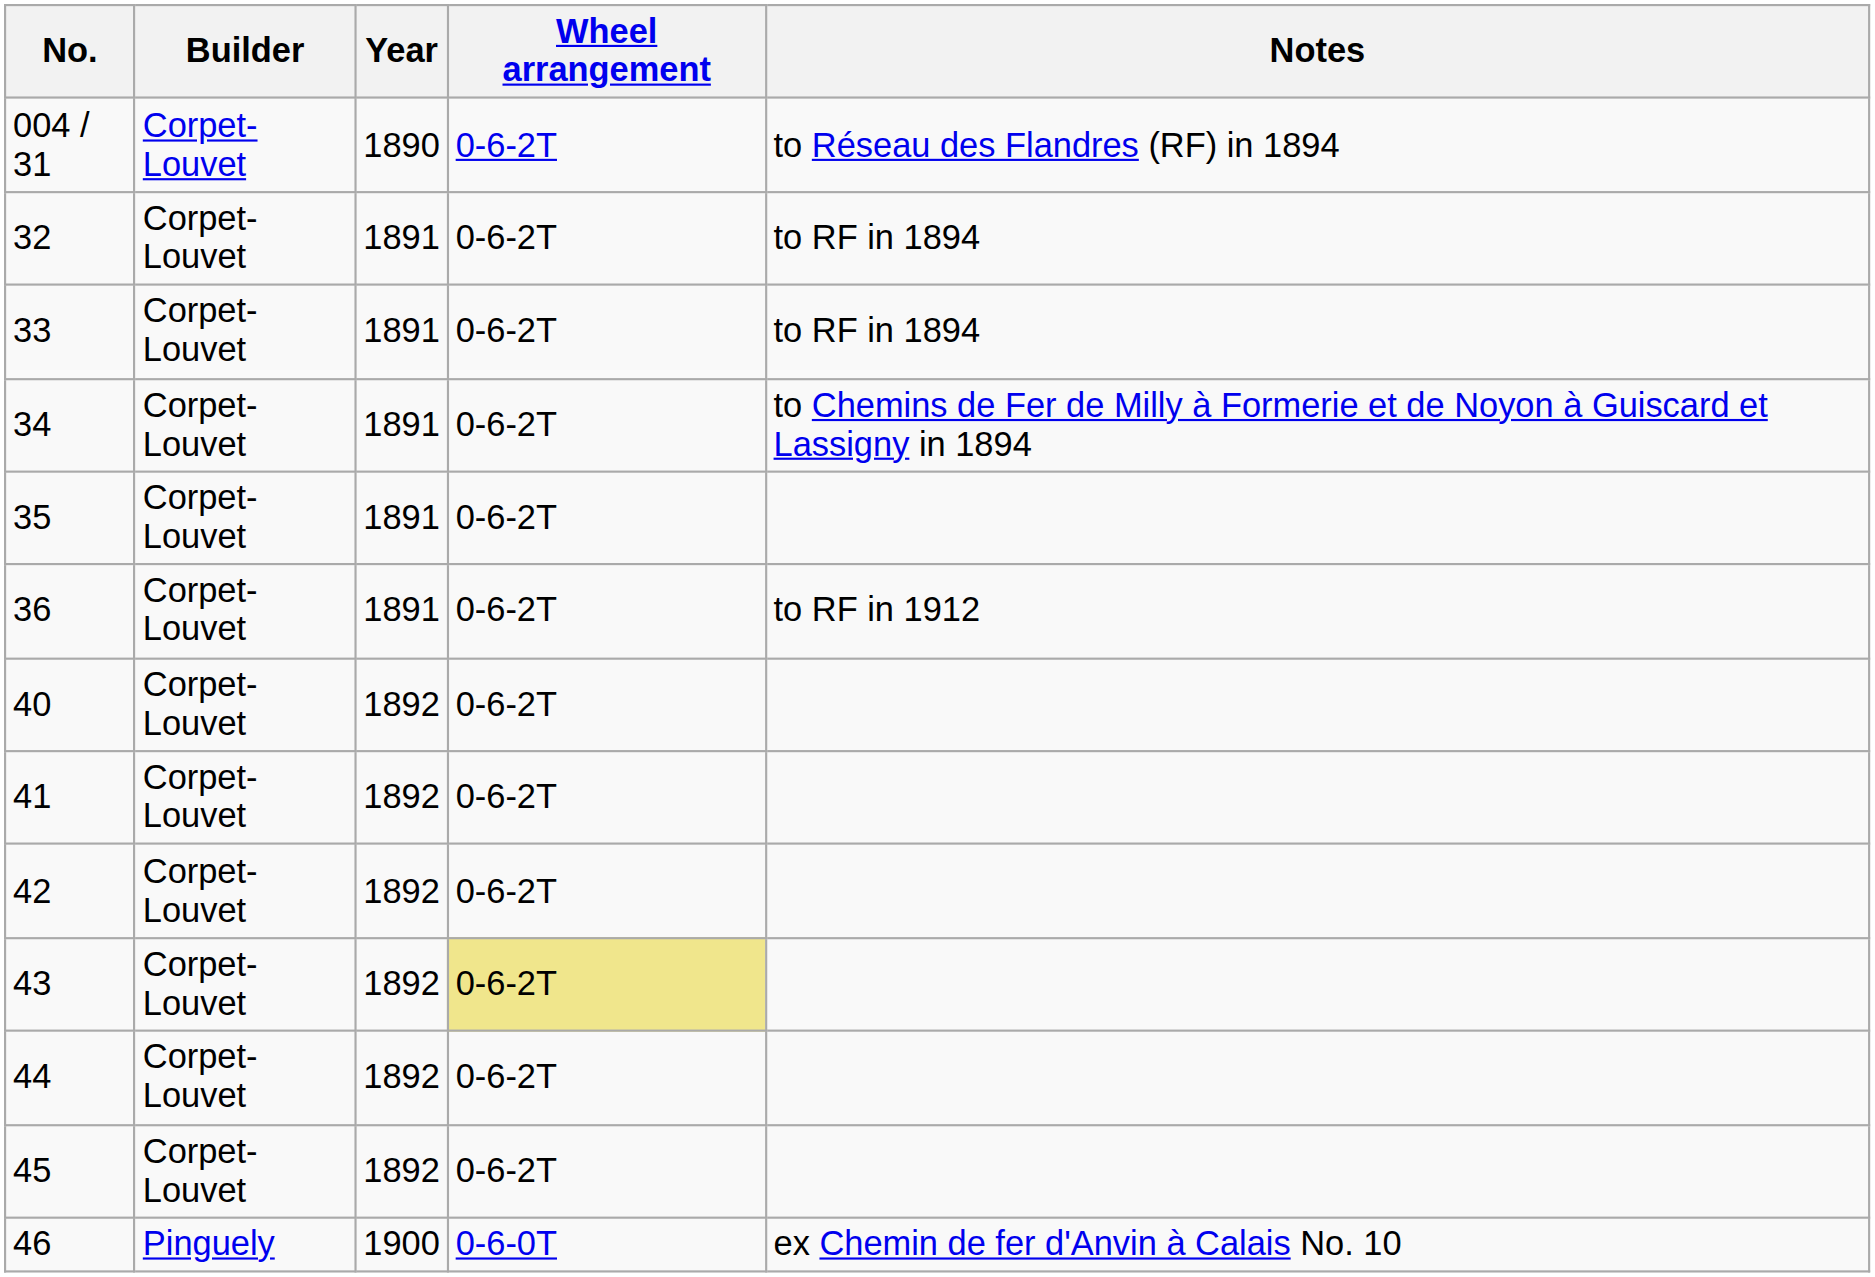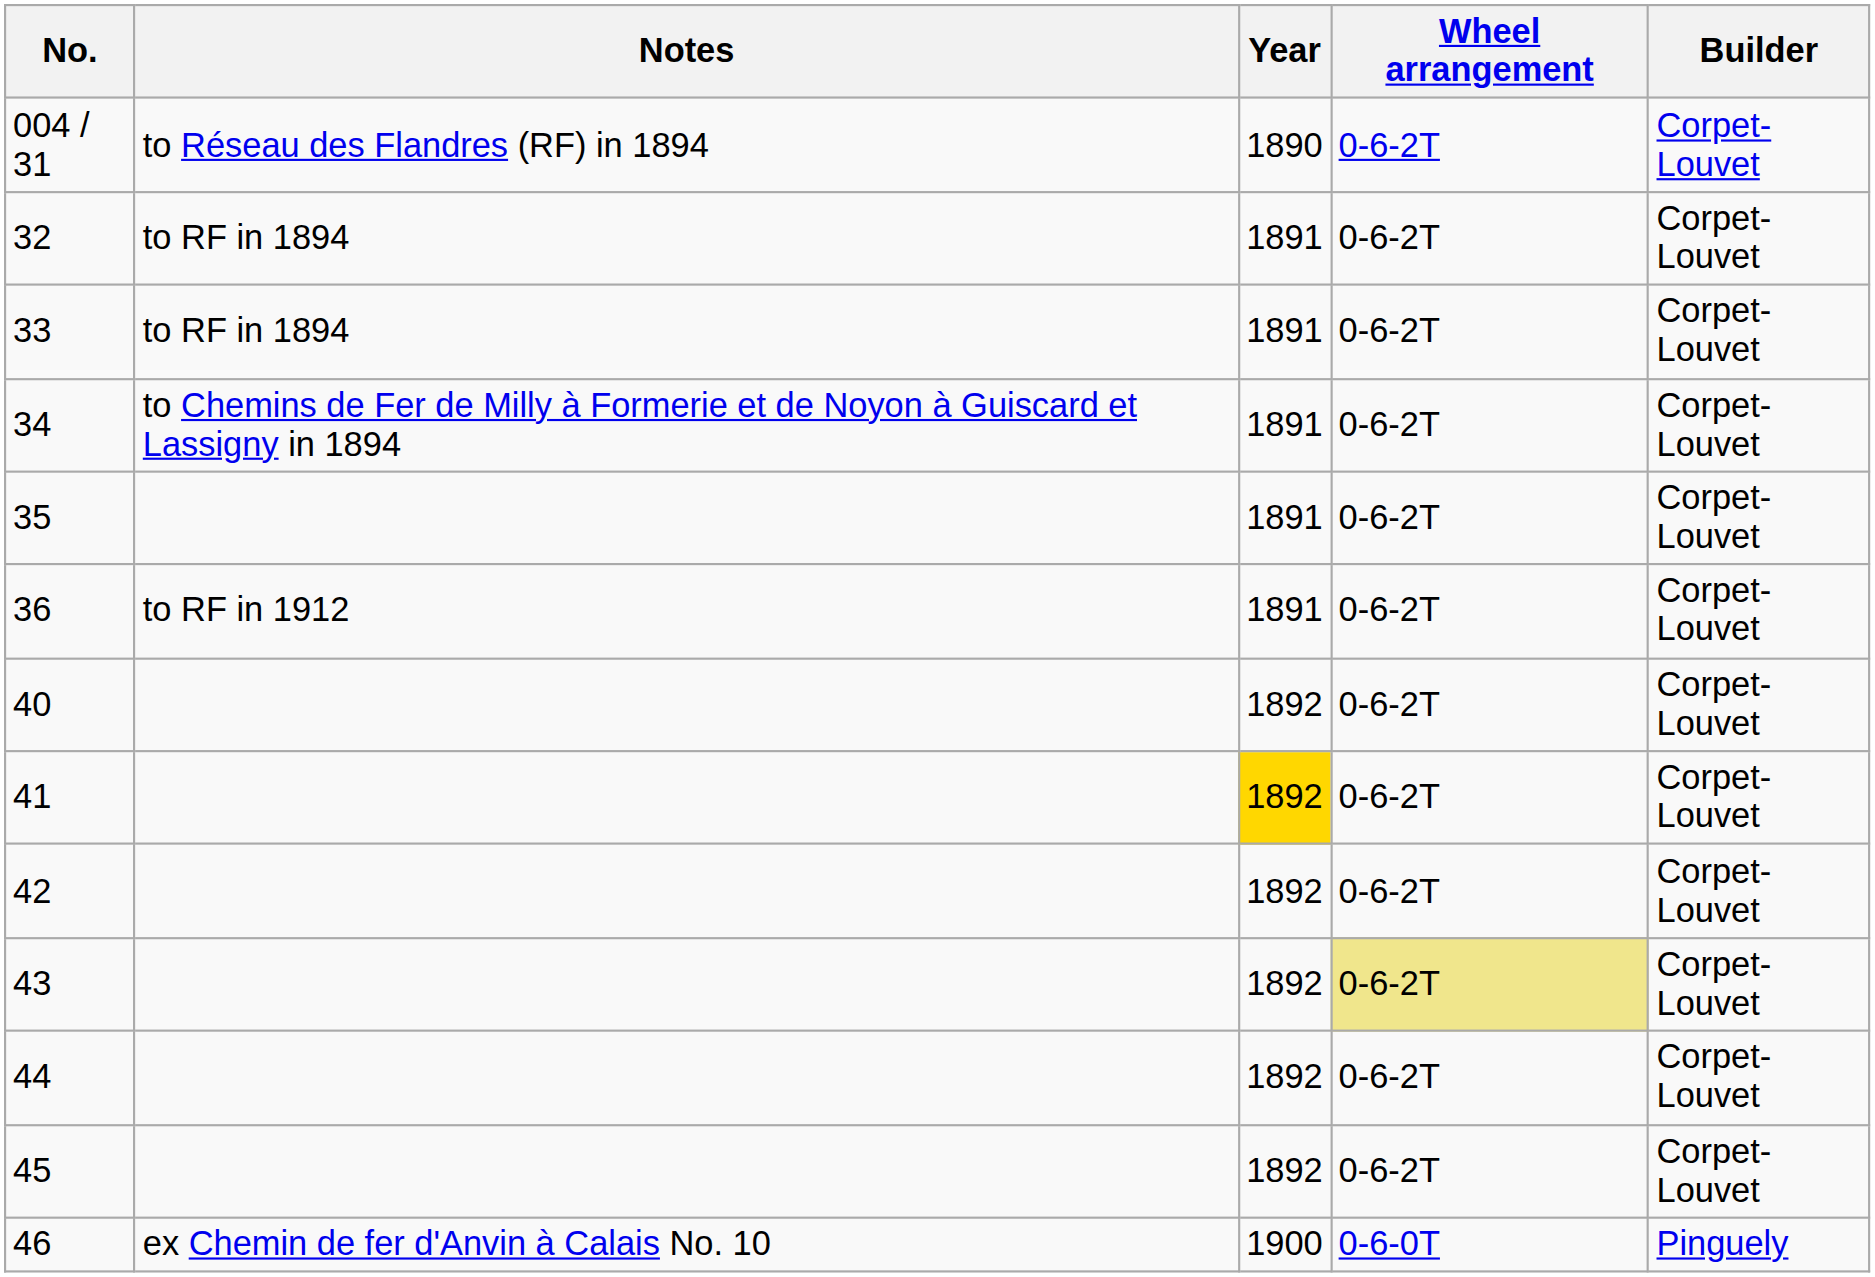columns swapped: (245, 51) <-> (1317, 51)
(402, 797) no background -> (1284, 797) gold background
